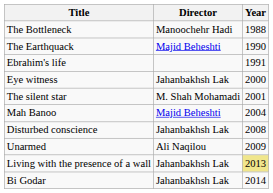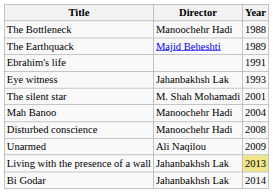(256, 46) 1990 -> (256, 46) 1989
(256, 79) 2000 -> (256, 79) 1993
(188, 113) Majid Beheshti -> (194, 113) Manoochehr Hadi
(192, 130) Jahanbakhsh Lak -> (194, 130) Manoochehr Hadi
